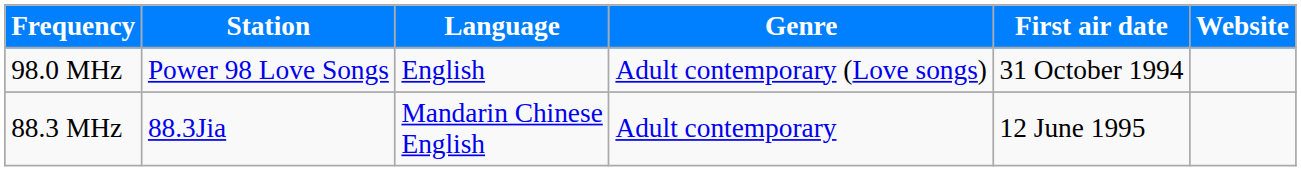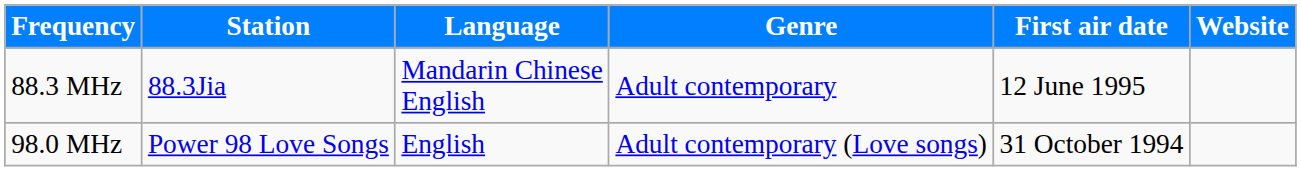rows swapped: (67, 128) <-> (67, 69)
